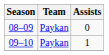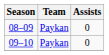(87, 43) 1 -> (87, 43) 0
